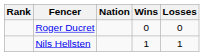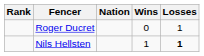(180, 28) 0 -> (180, 28) 1
(180, 43) normal -> (180, 43) bold
